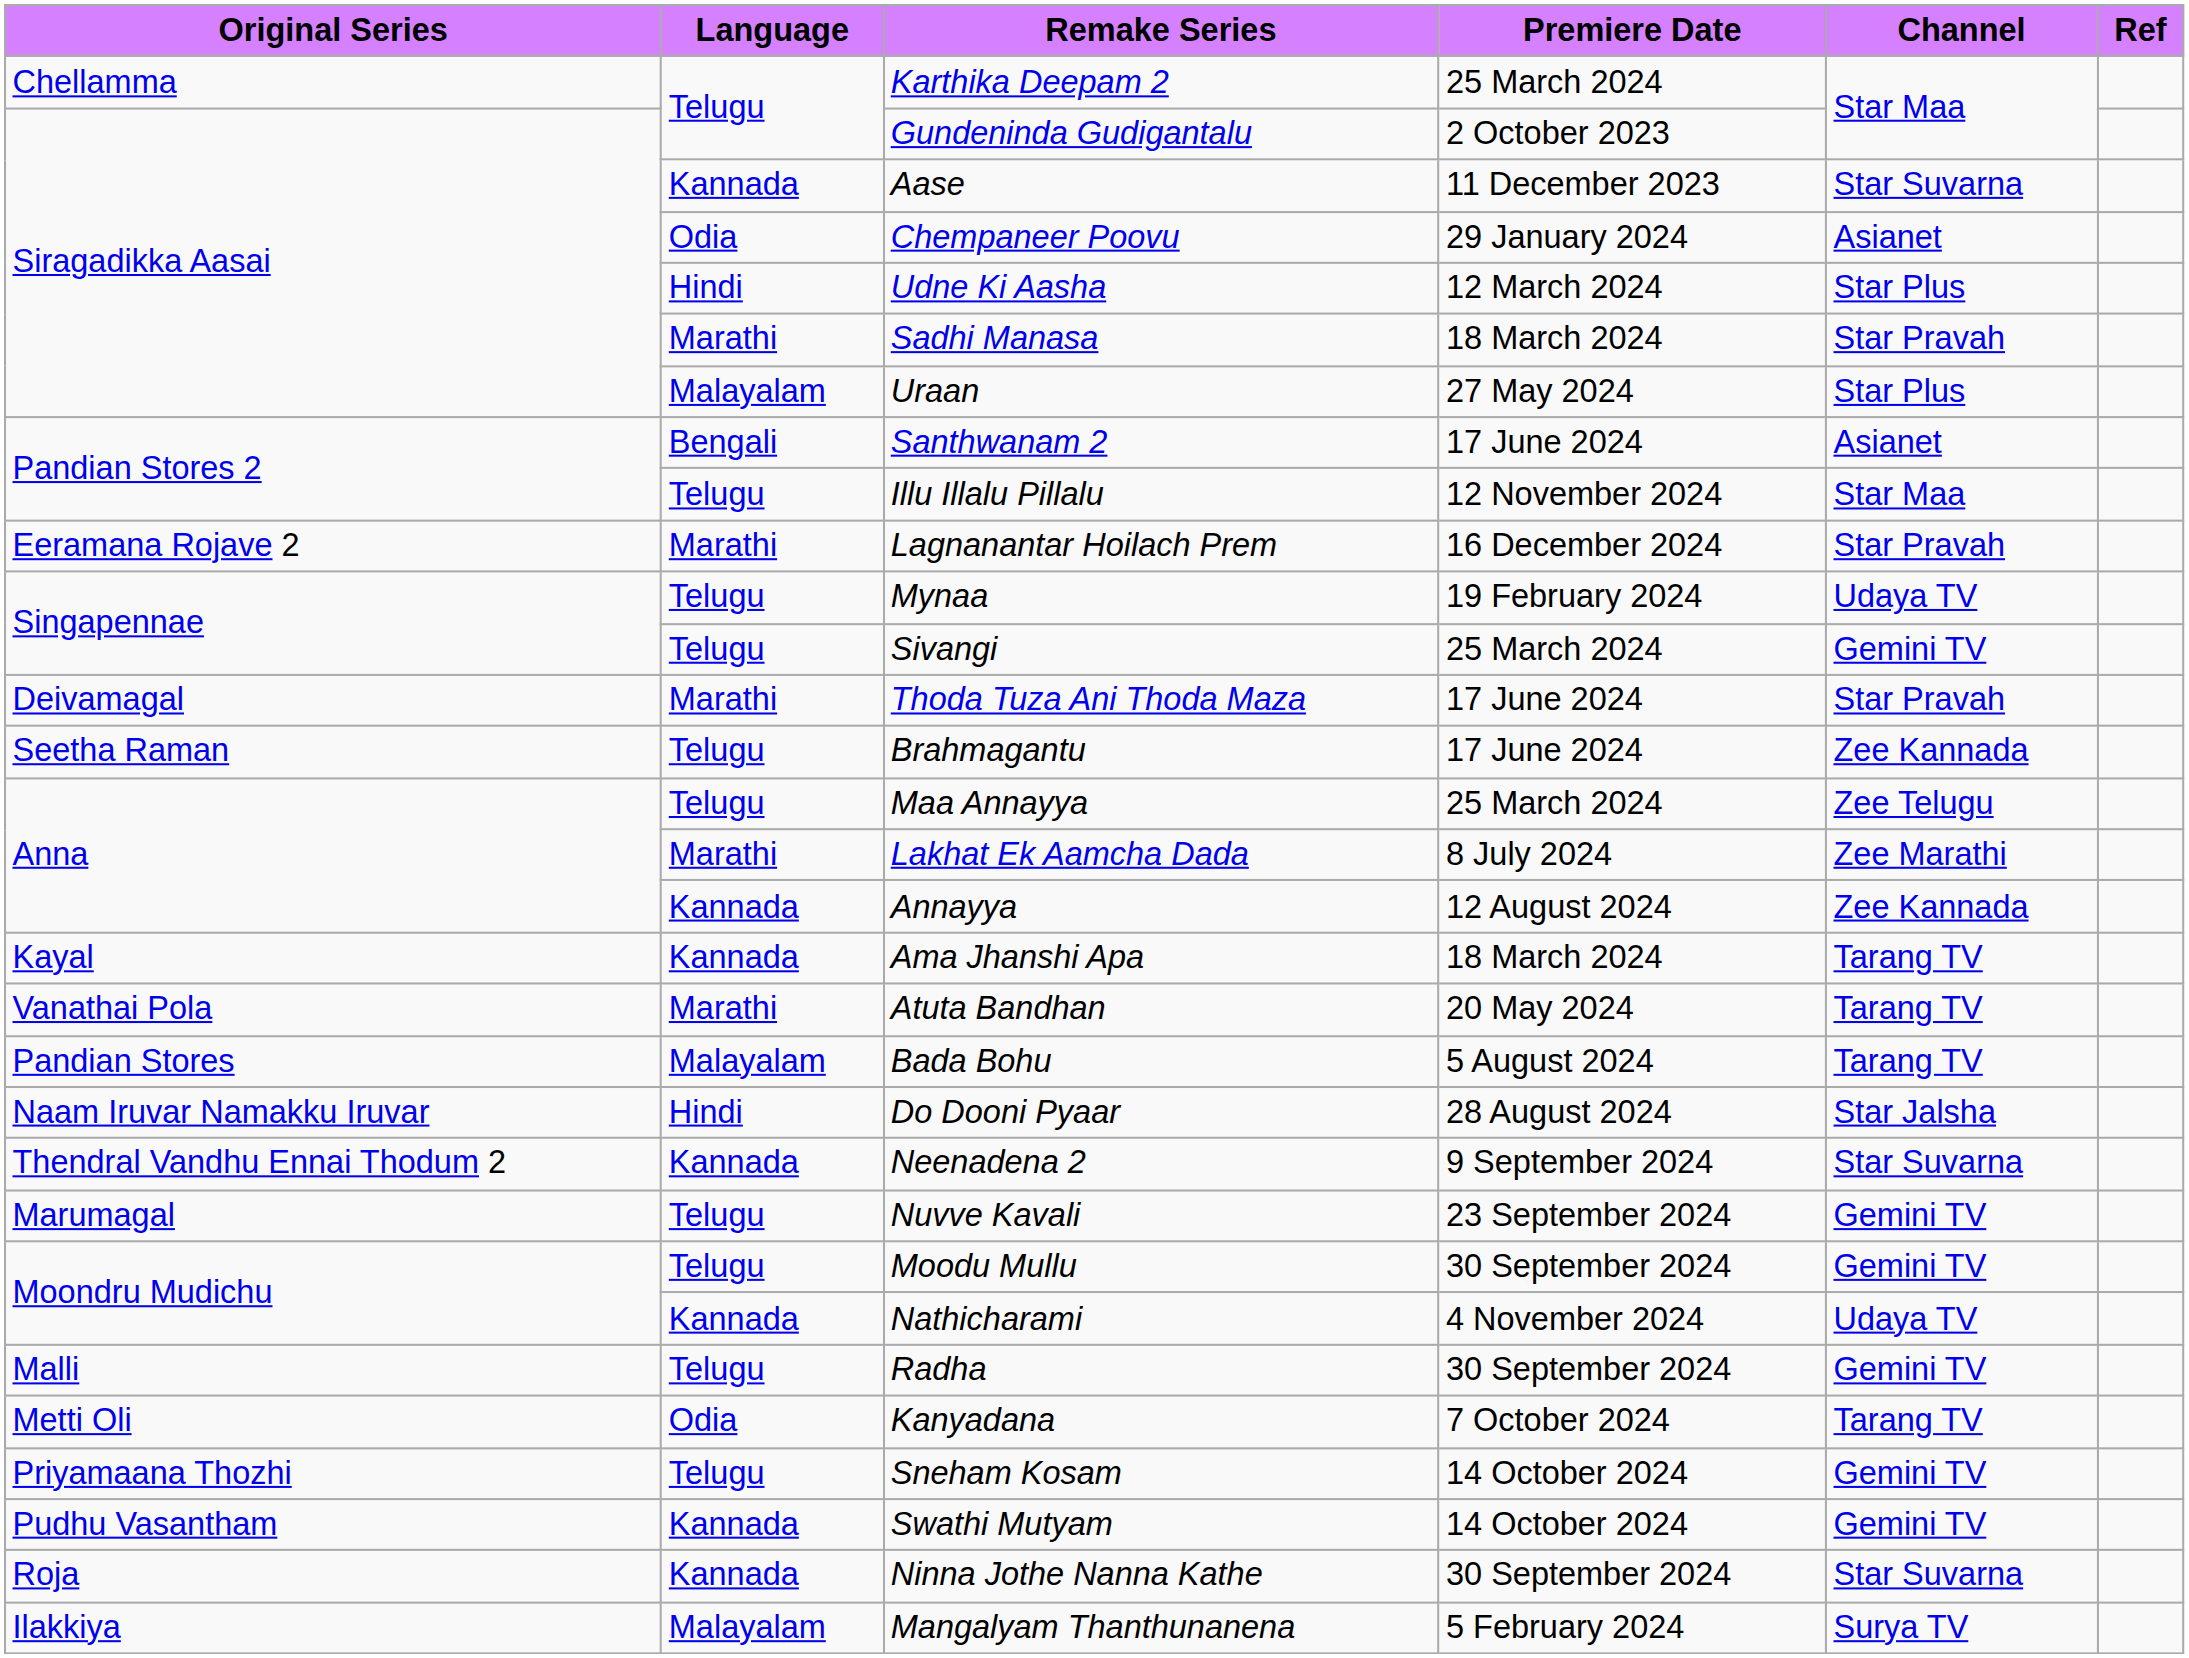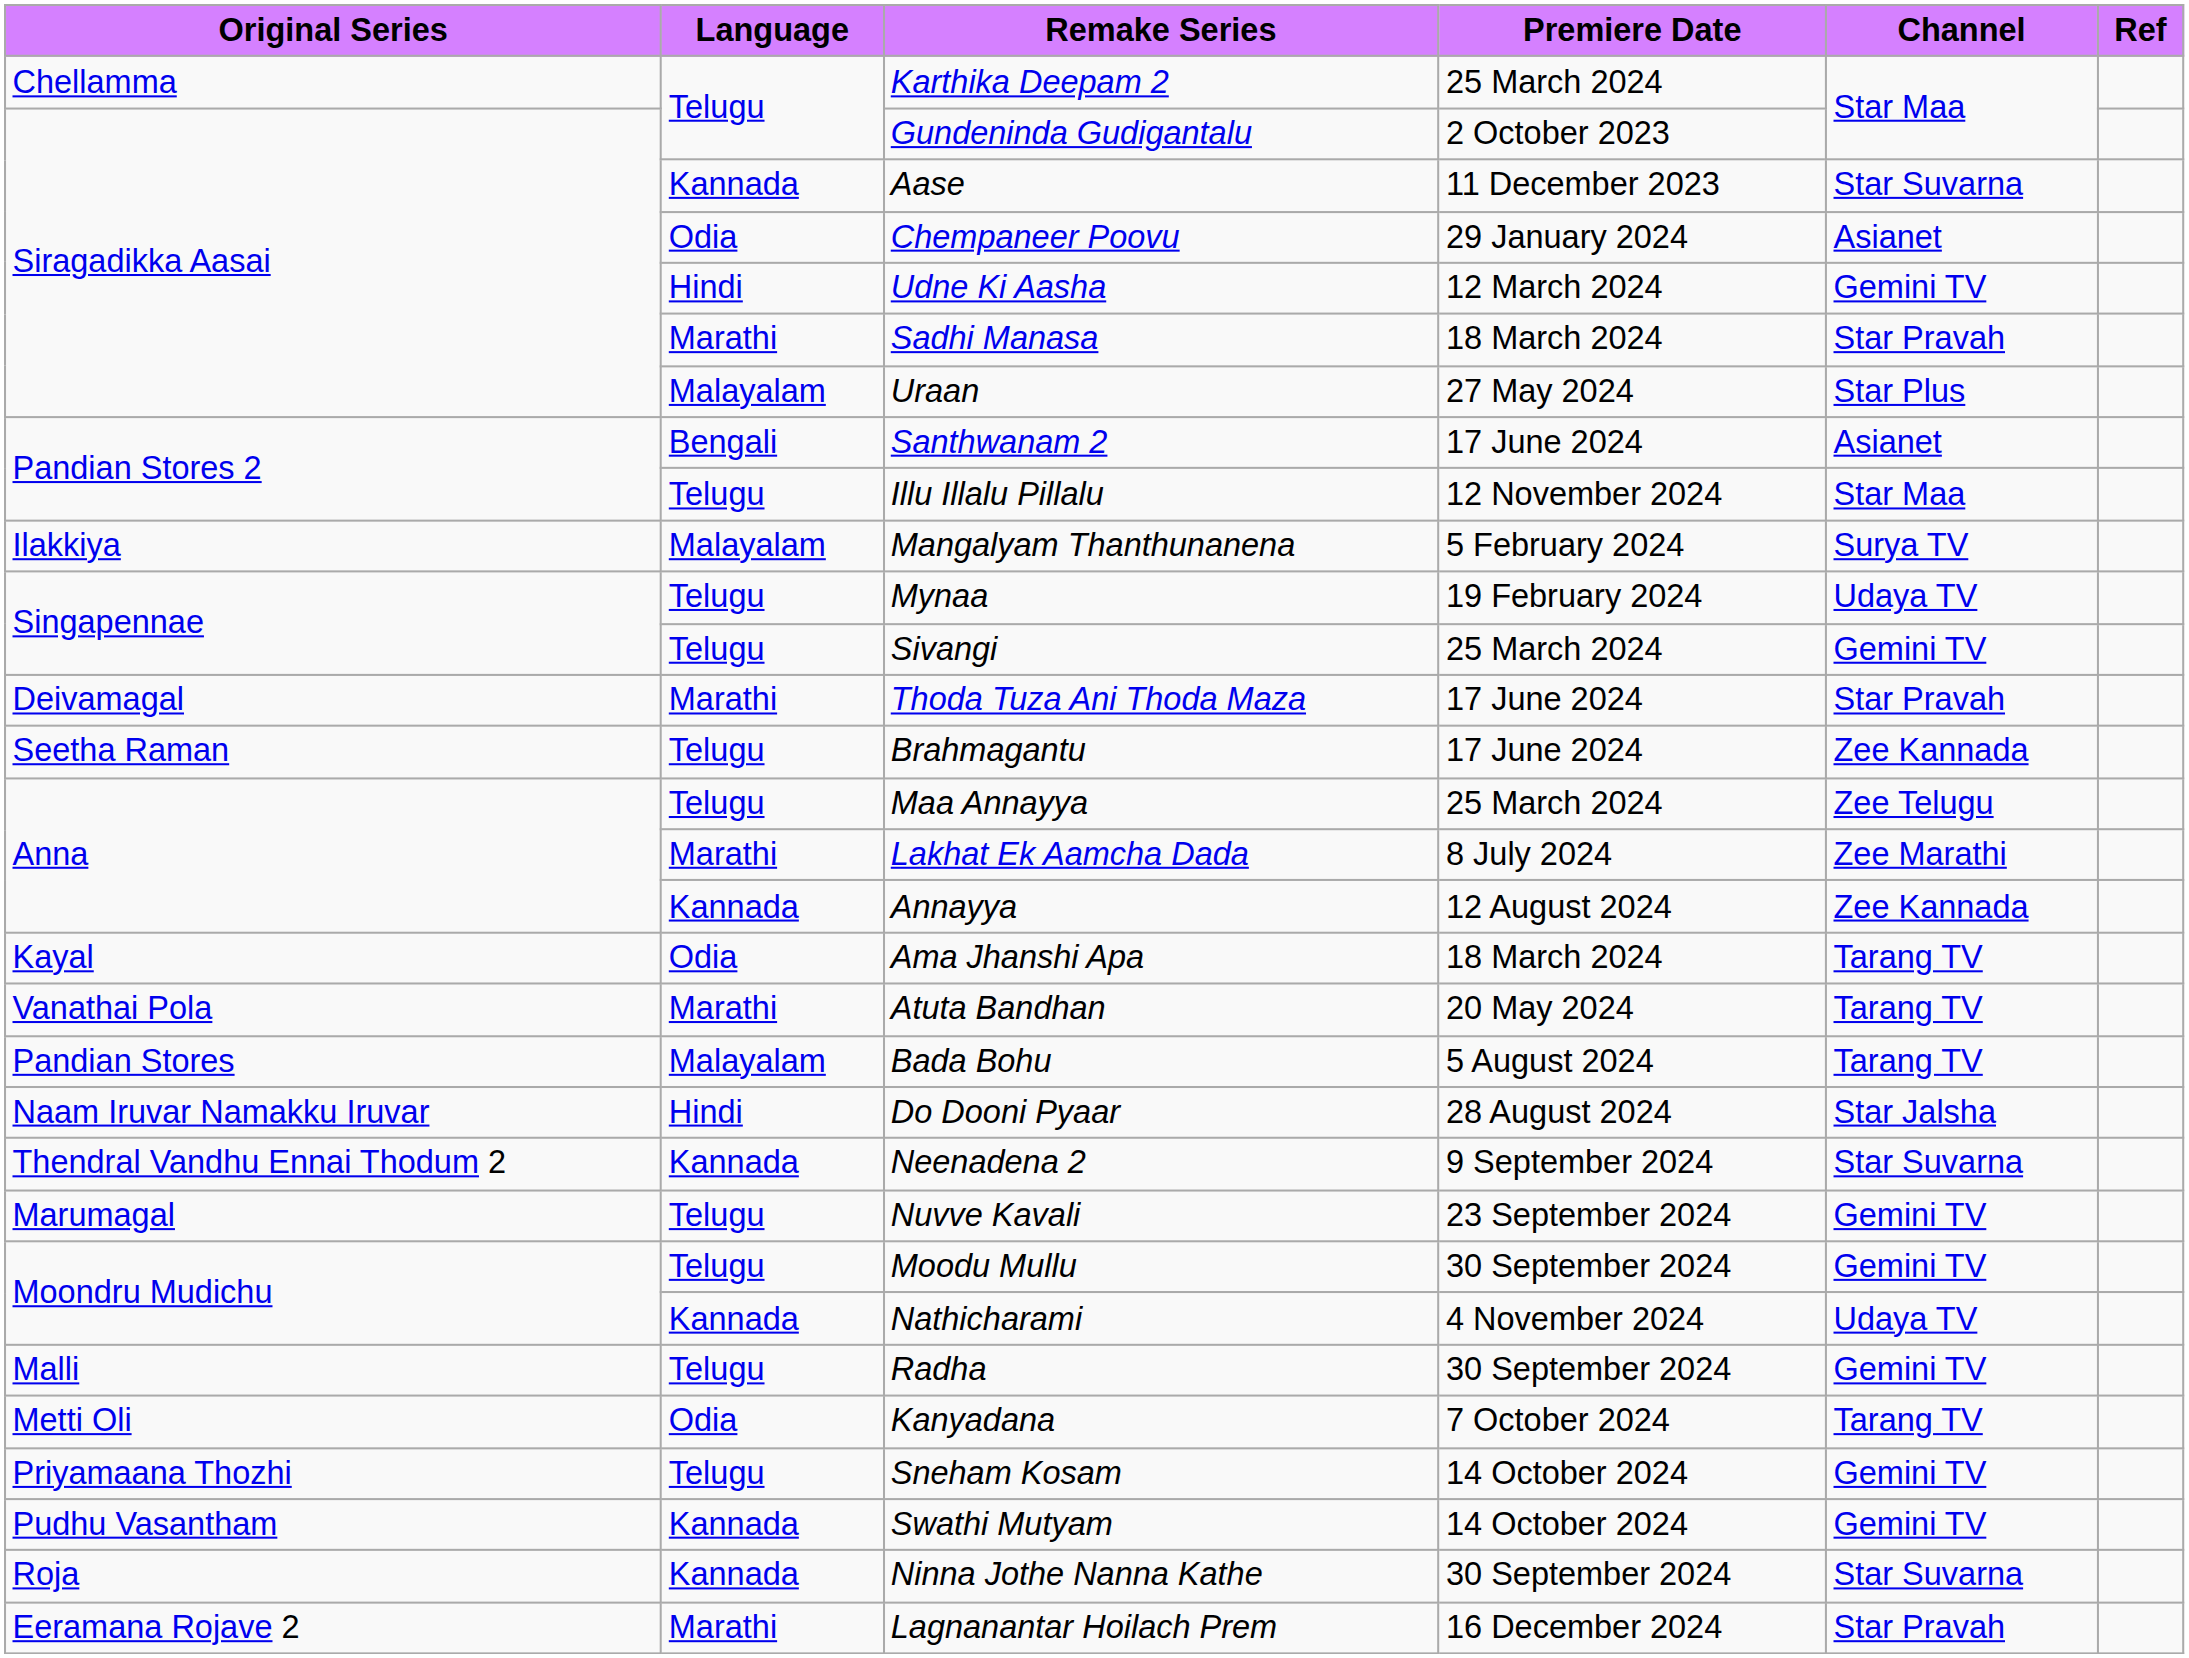(1899, 287) Star Plus -> (1910, 287) Gemini TV
rows swapped: (1093, 1627) <-> (1084, 545)
(734, 957) Kannada -> (703, 957) Odia
